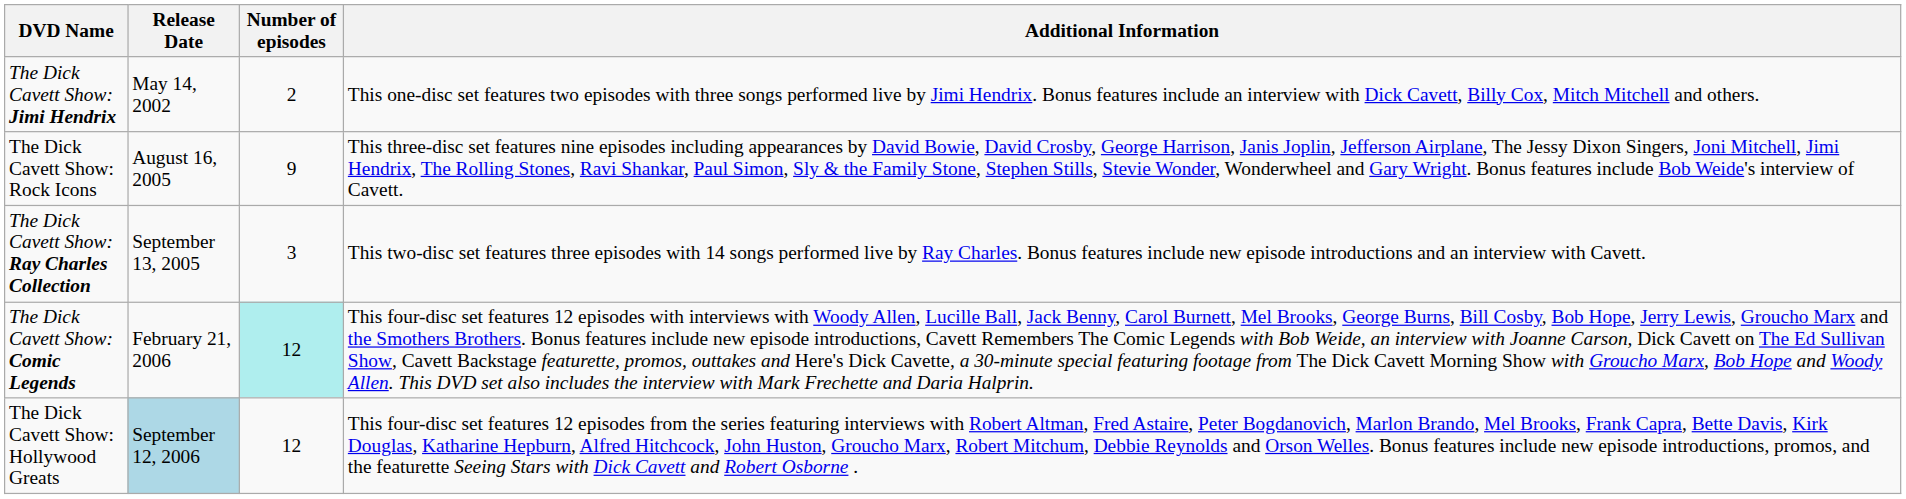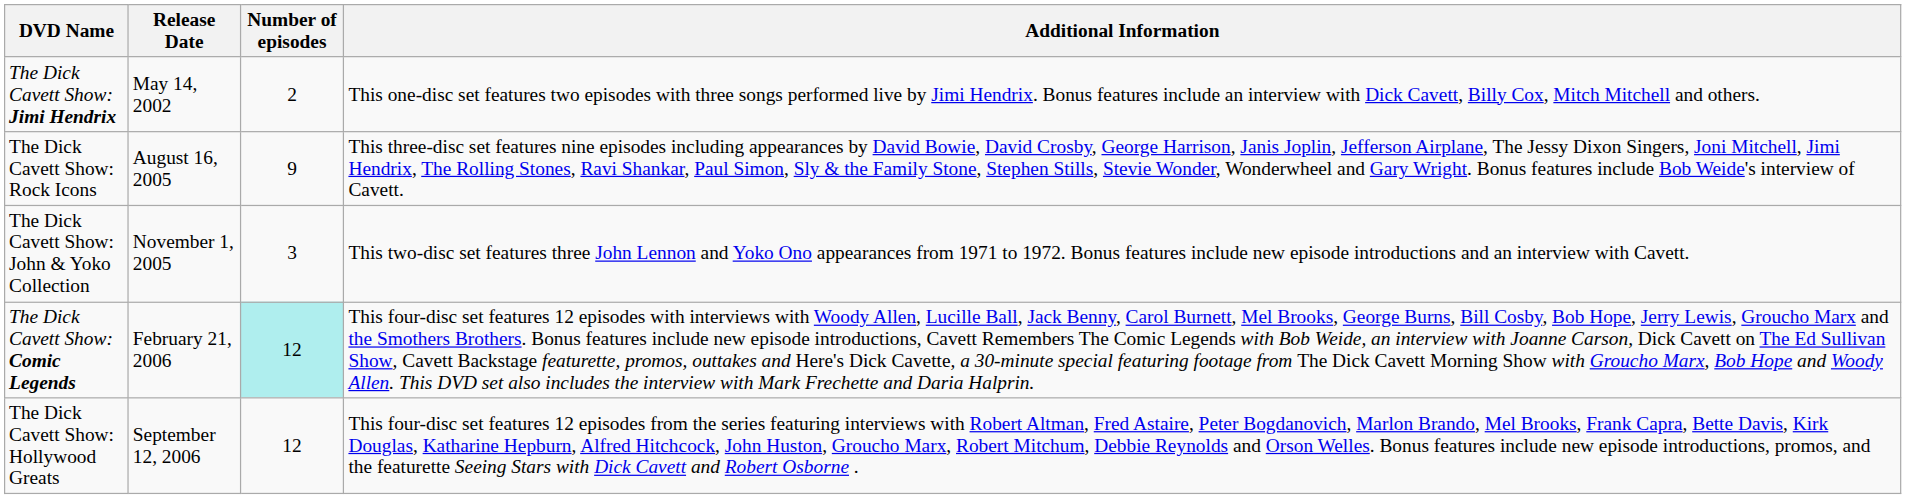- row: (61, 253)
+ row: (62, 253)
(174, 445) lightblue background -> (174, 445) no background
